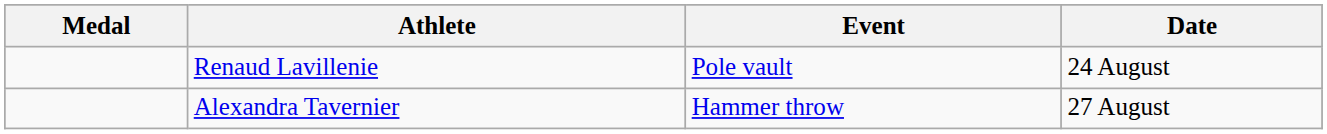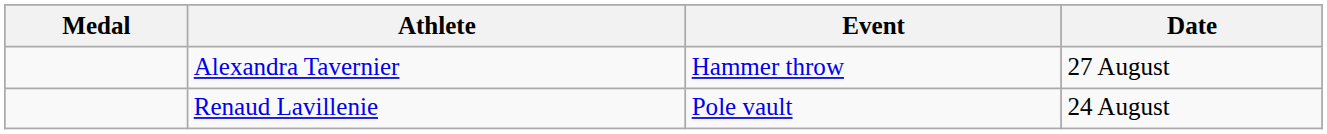rows swapped: (286, 66) <-> (297, 108)
